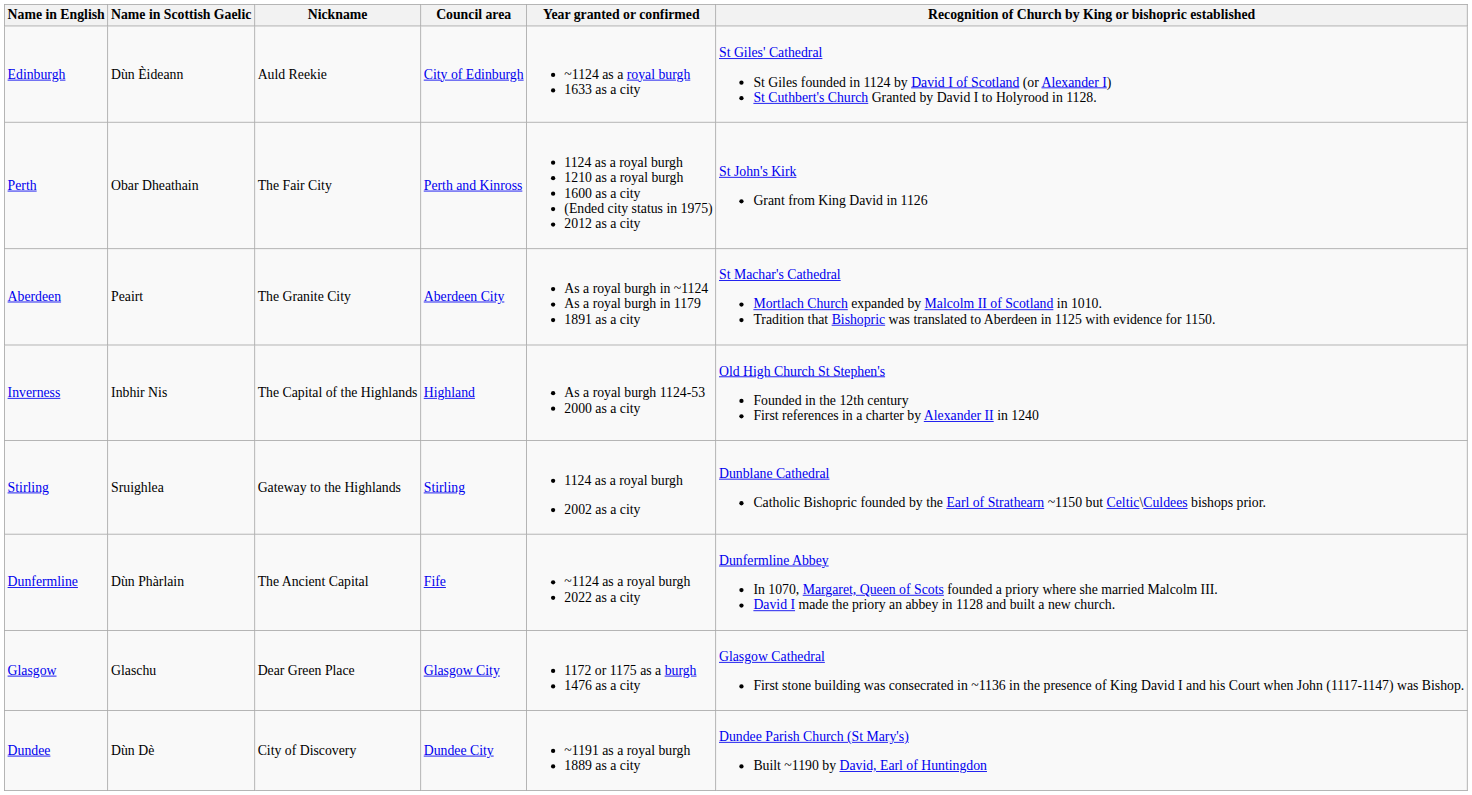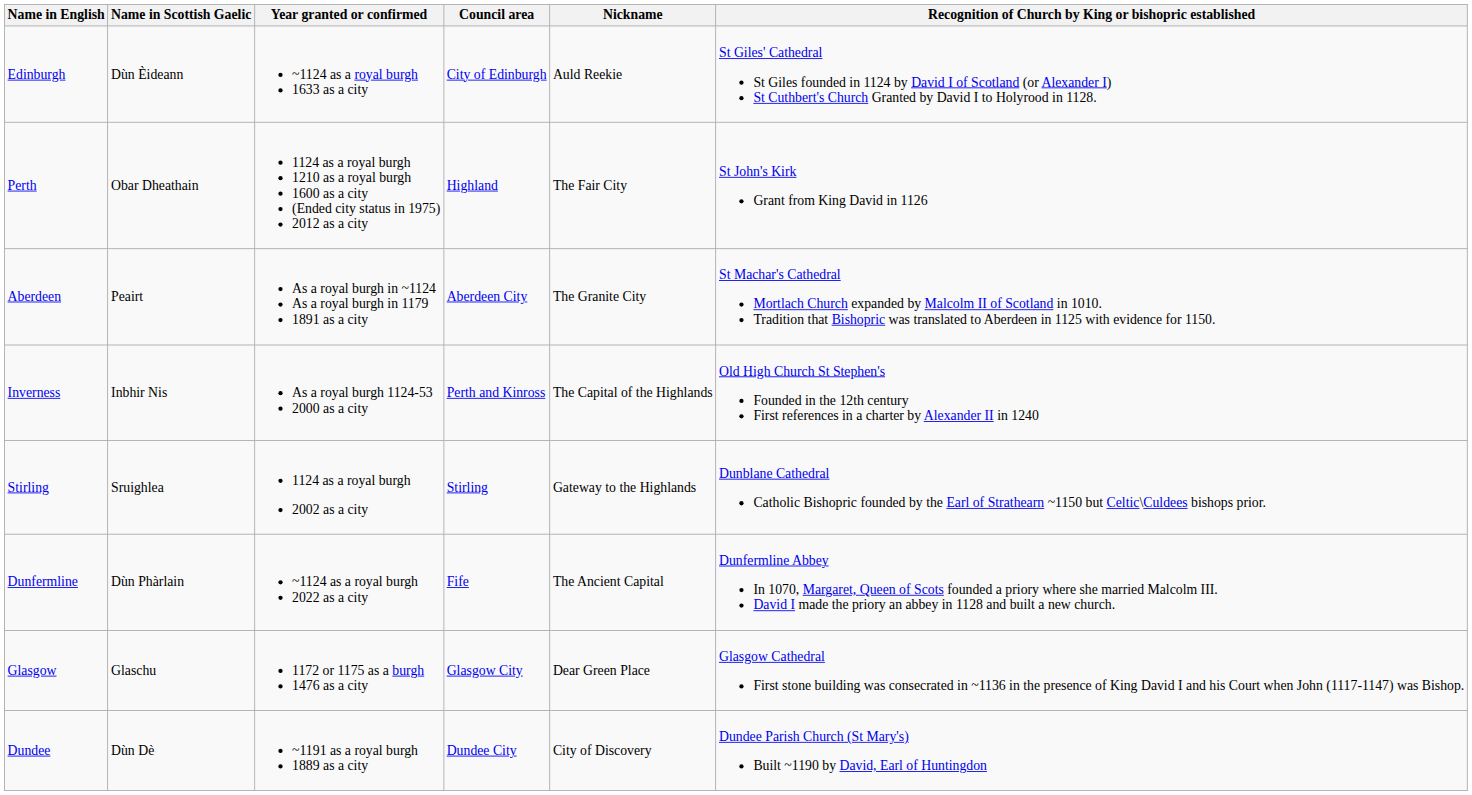columns swapped: (338, 15) <-> (621, 15)
(473, 185) Perth and Kinross -> (472, 185) Highland
(449, 392) Highland -> (496, 392) Perth and Kinross
